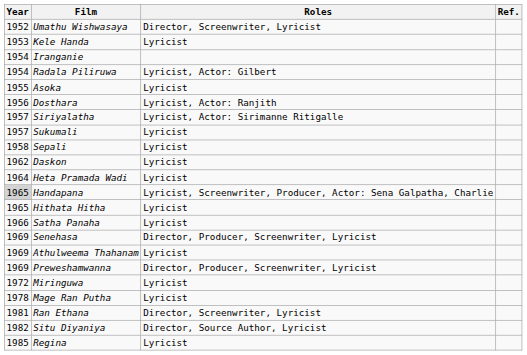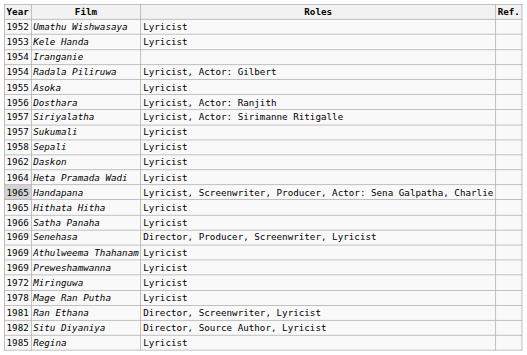(232, 27) Director, Screenwriter, Lyricist -> (165, 27) Lyricist
(260, 268) Director, Producer, Screenwriter, Lyricist -> (165, 268) Lyricist
